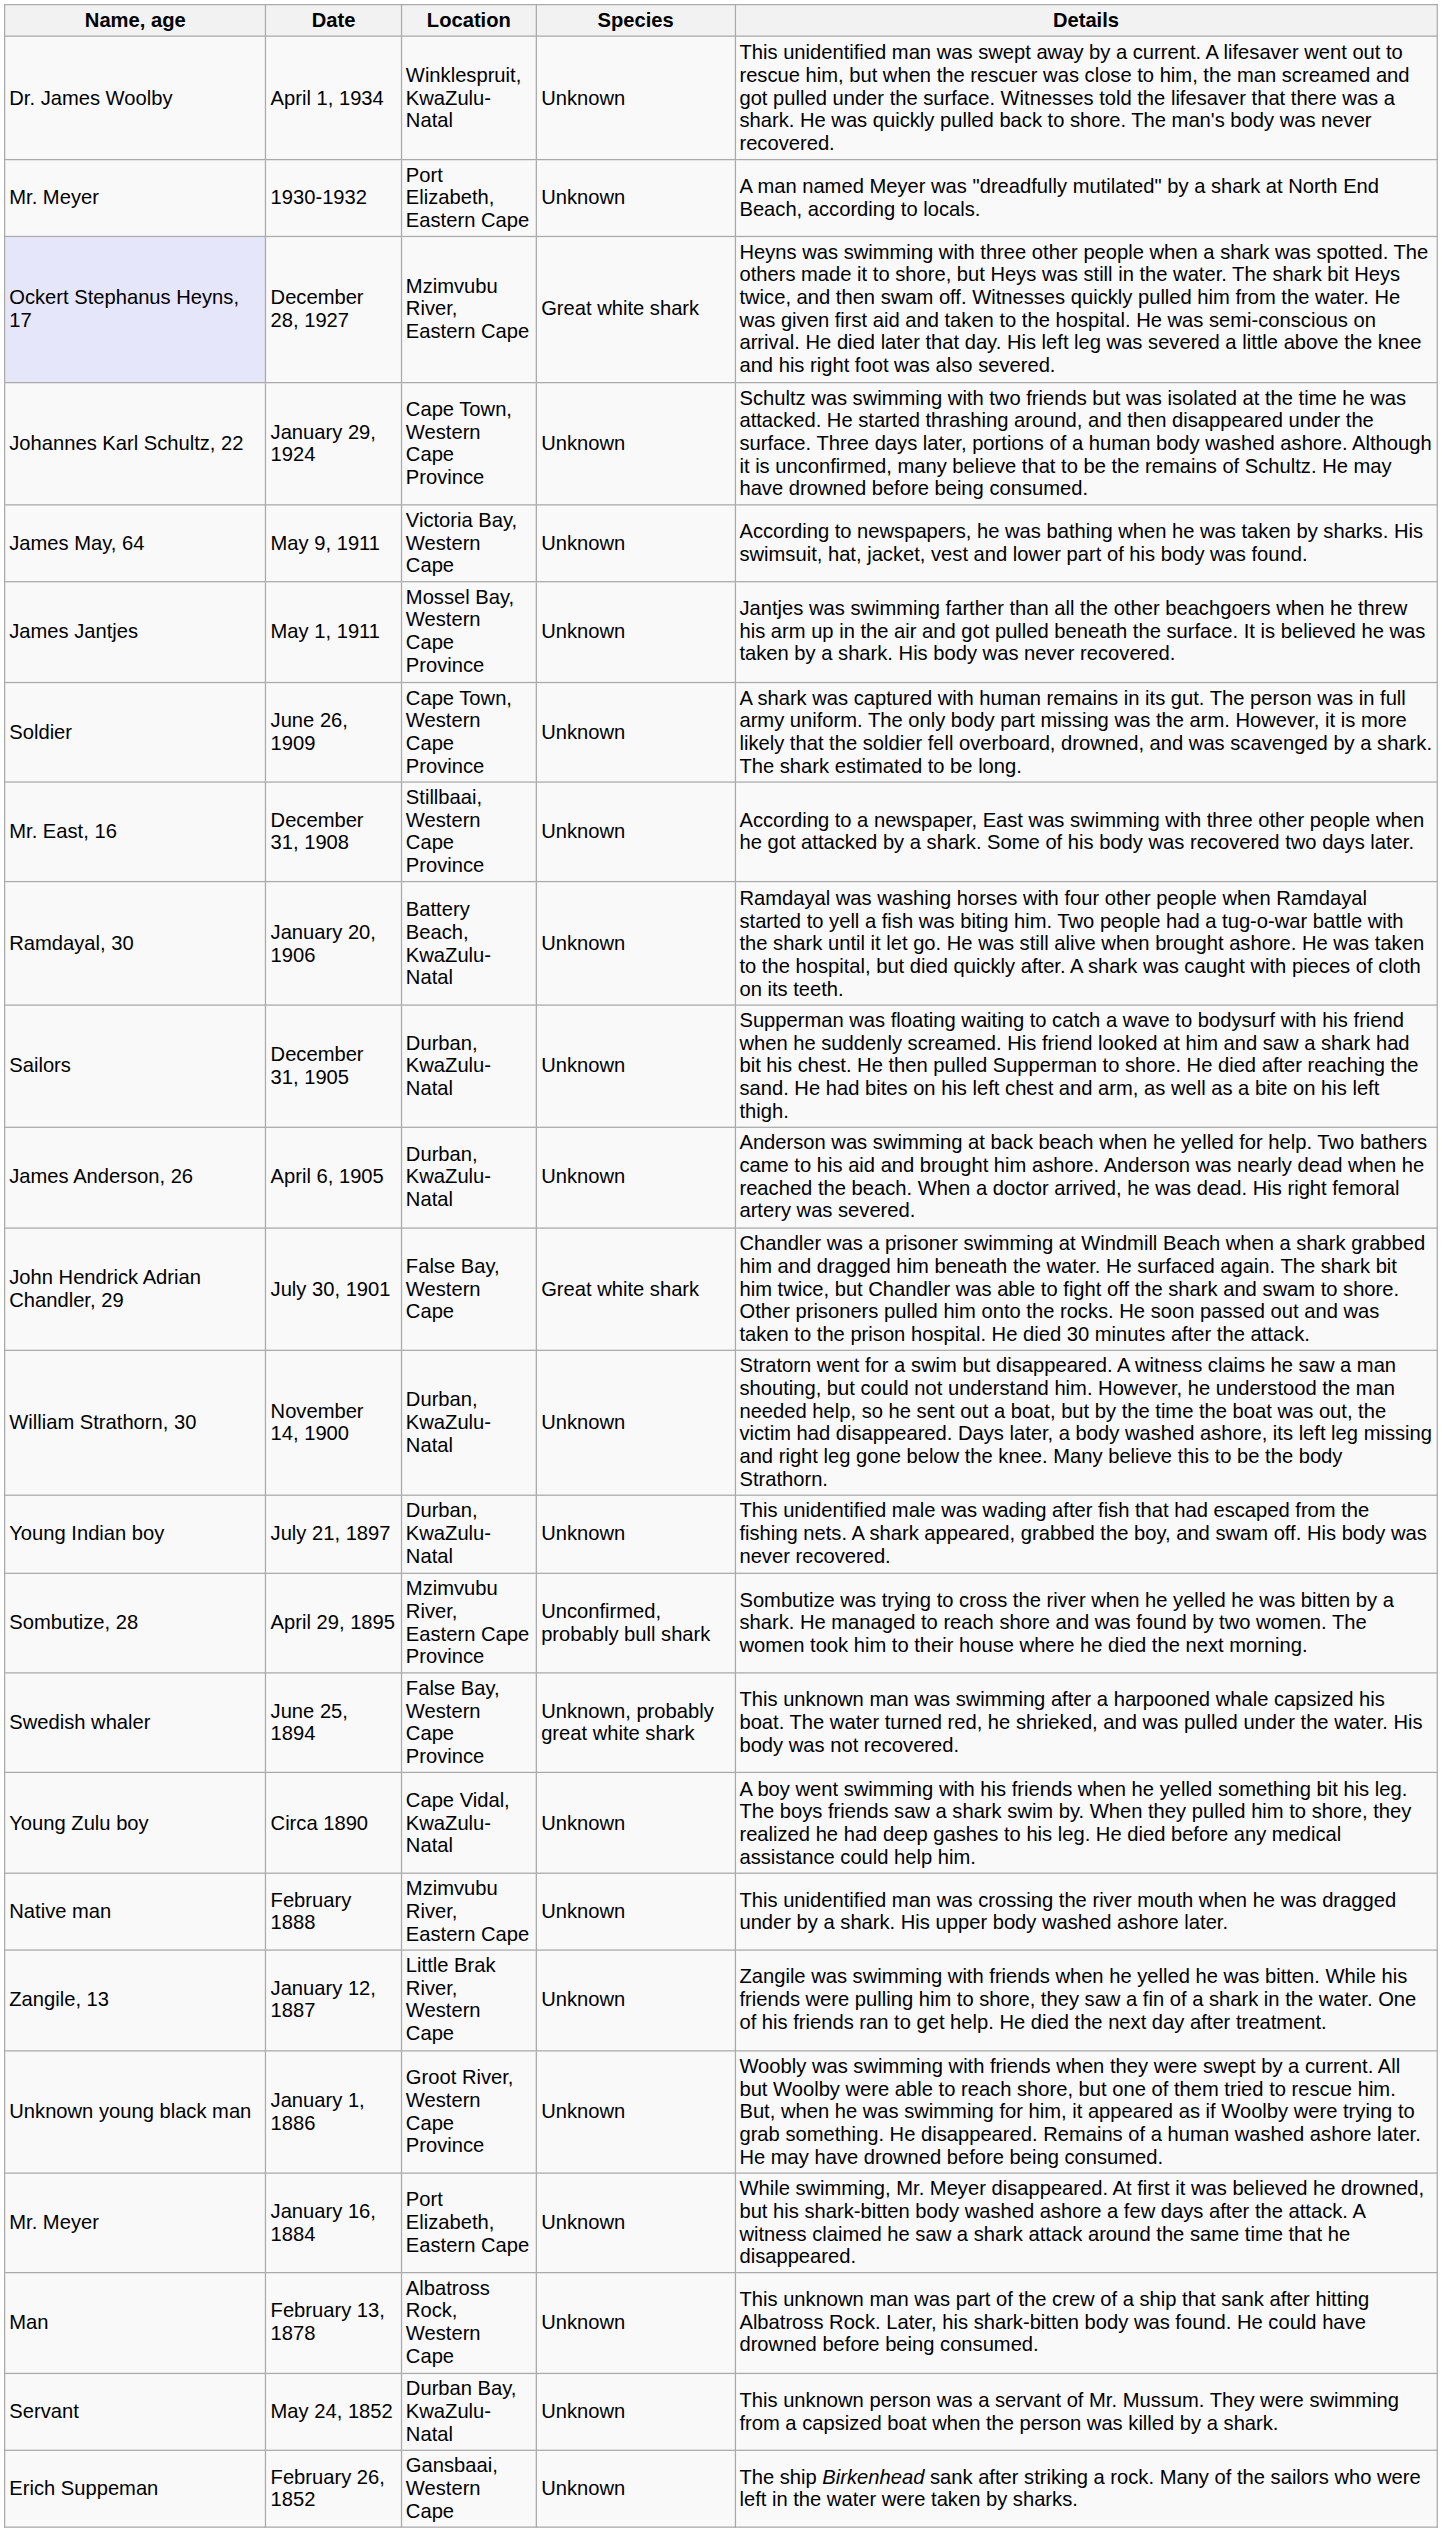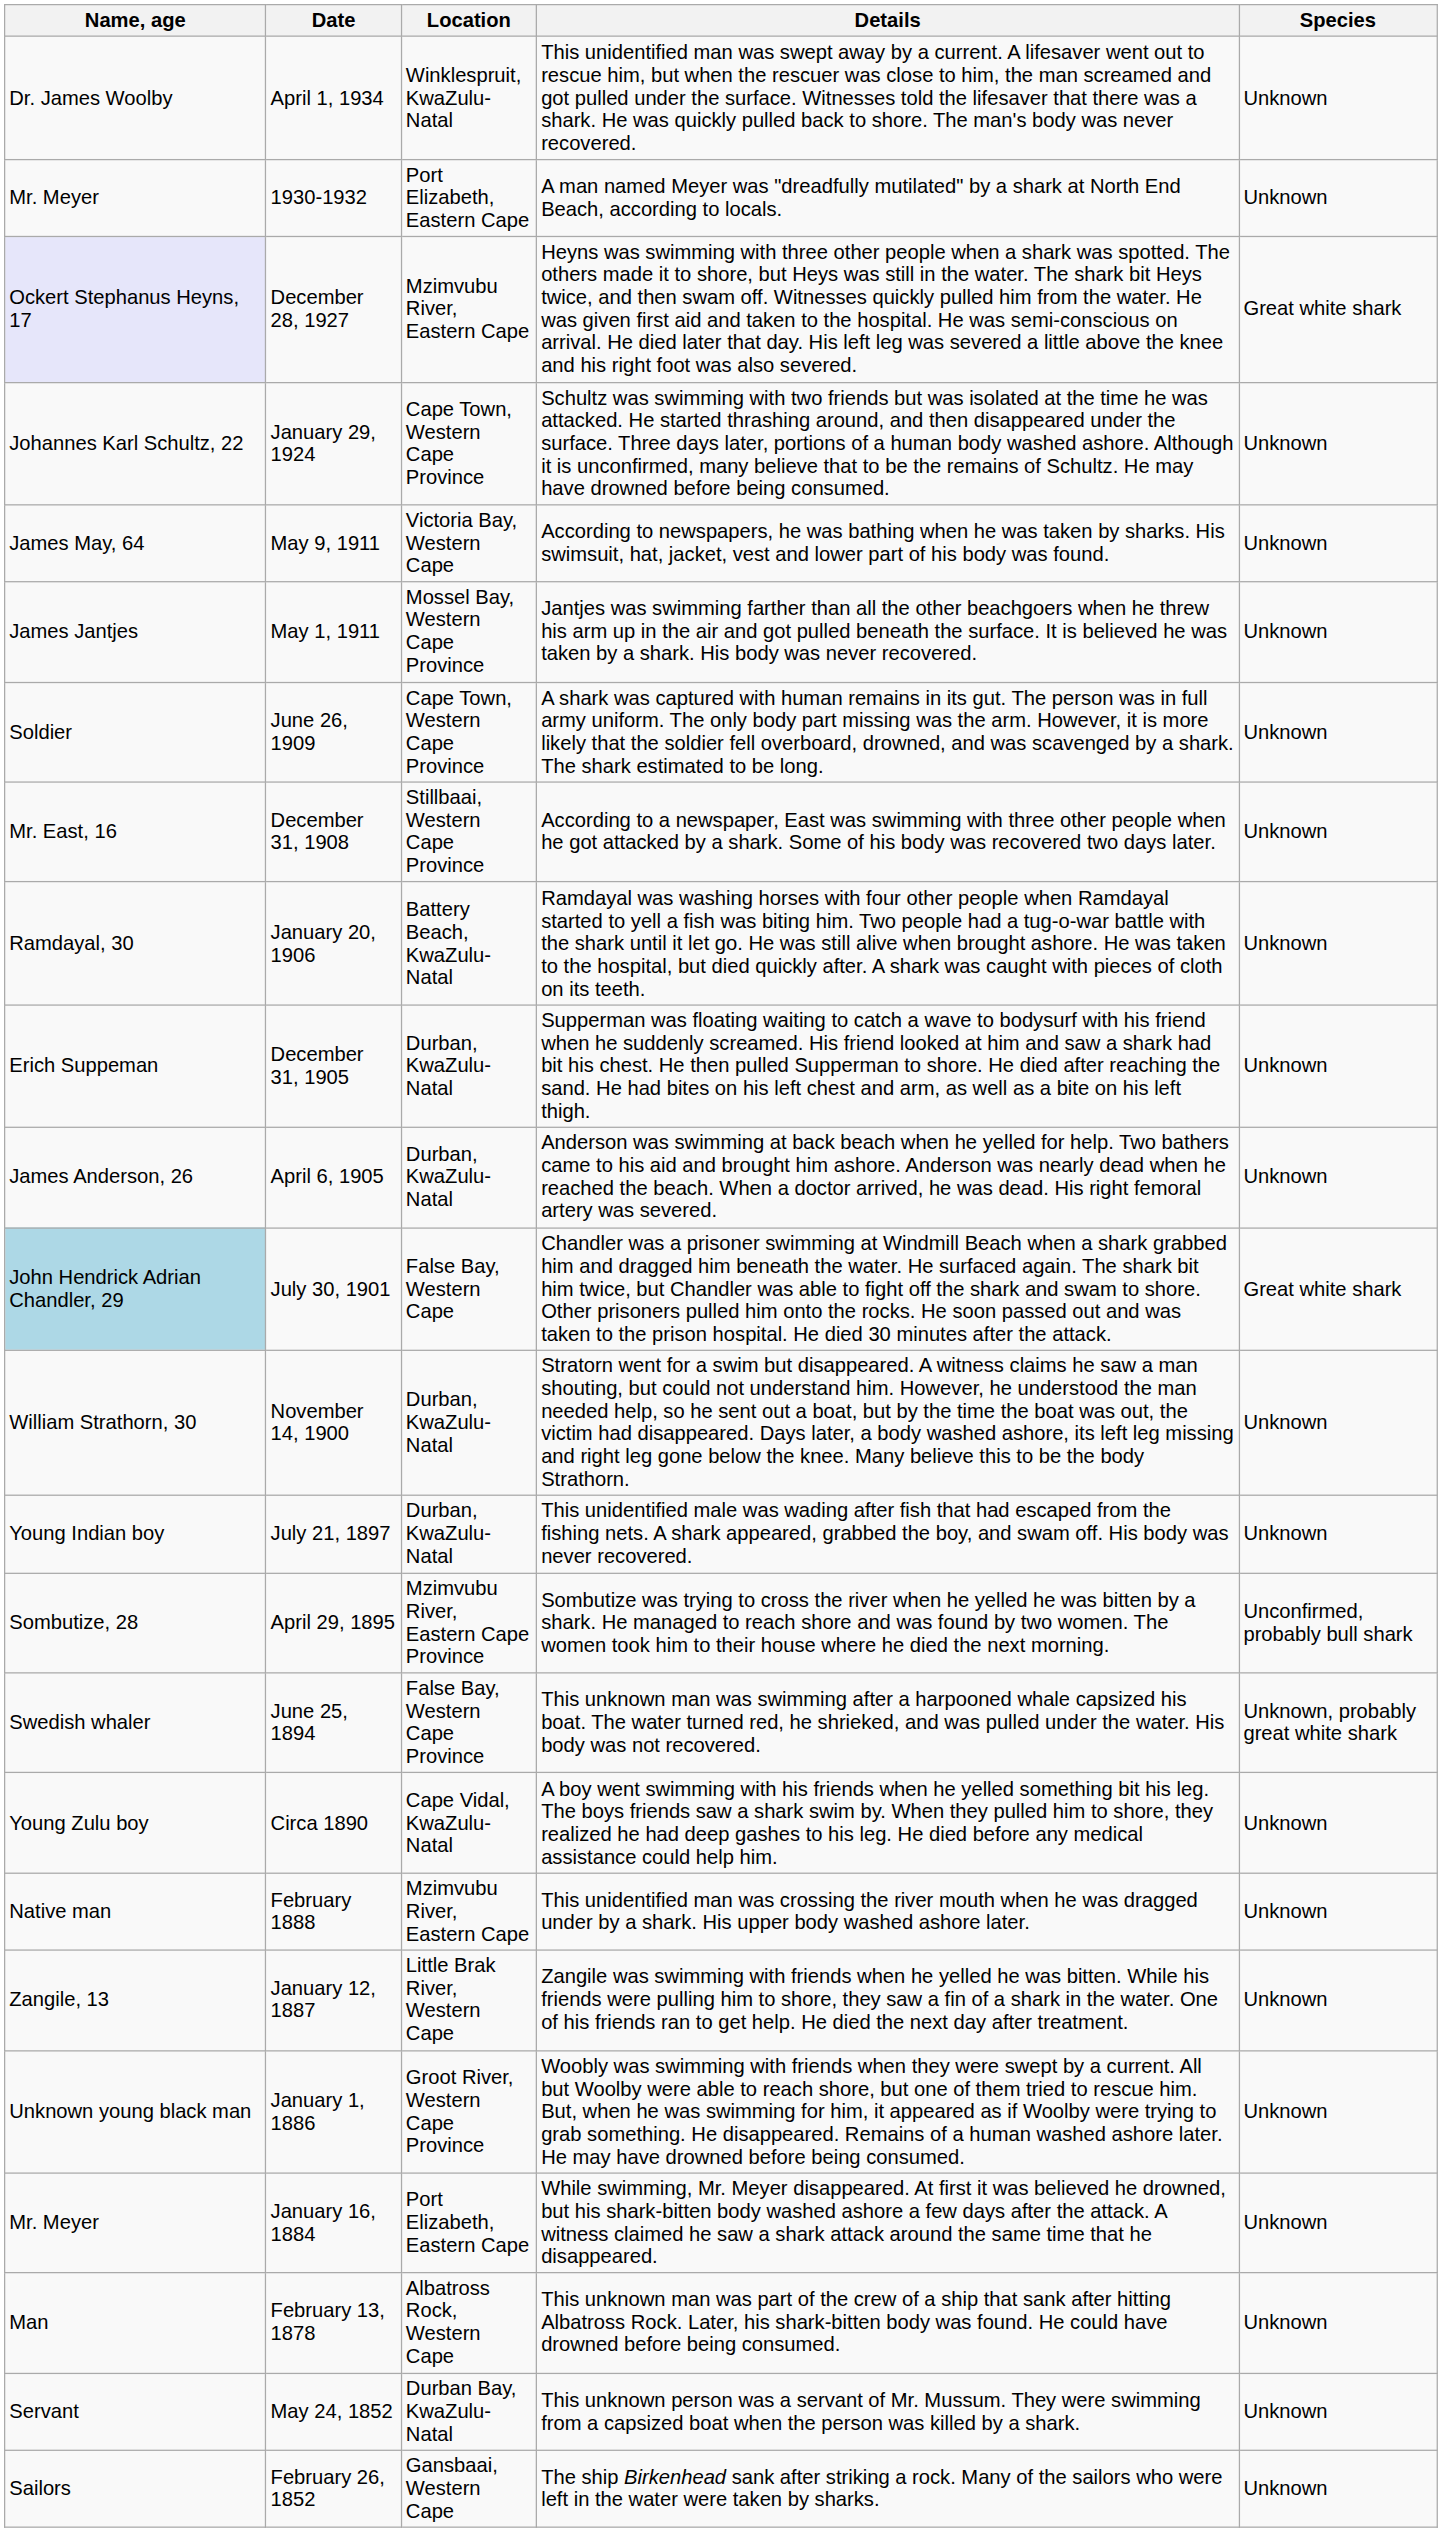columns swapped: (636, 20) <-> (1086, 20)
(40, 1065) Sailors -> (84, 1065) Erich Suppeman
(105, 1288) no background -> (105, 1288) lightblue background
(84, 2488) Erich Suppeman -> (40, 2488) Sailors
